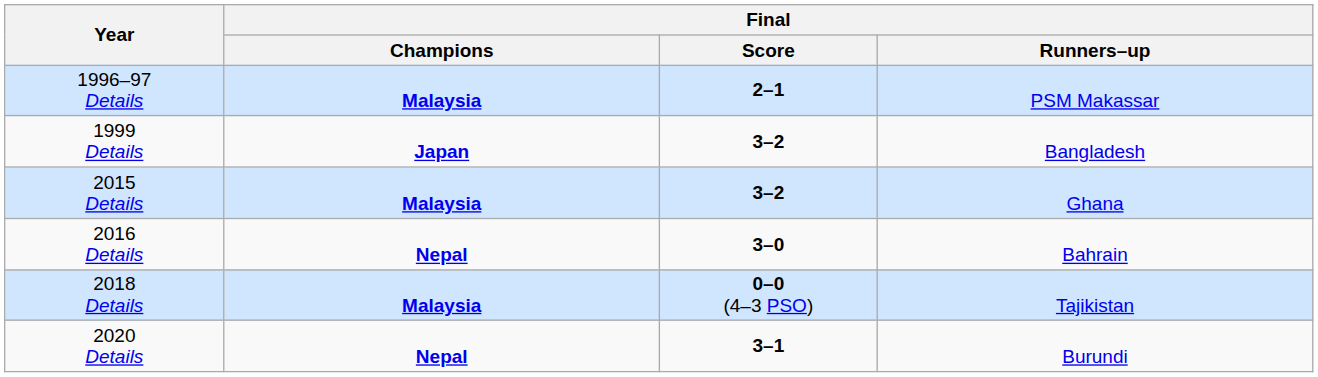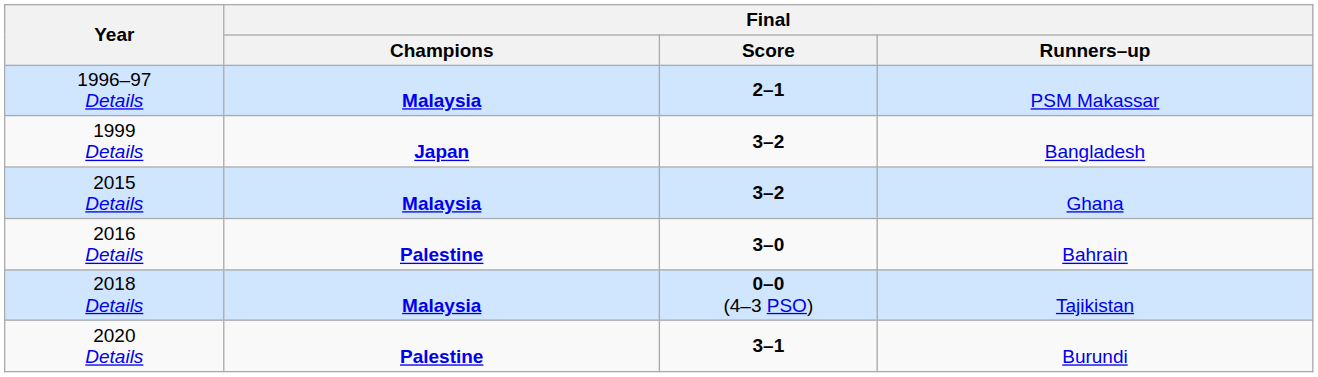(442, 255) Nepal -> (442, 255) Palestine
(442, 357) Nepal -> (442, 357) Palestine
